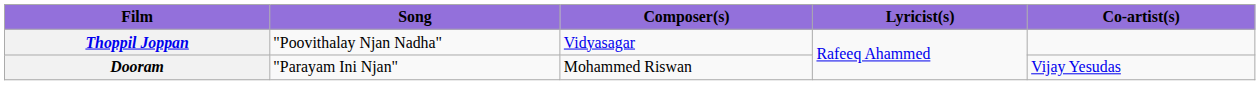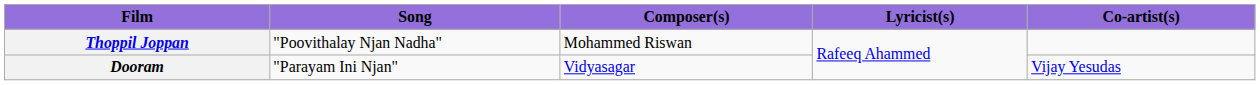(599, 42) Vidyasagar -> (628, 42) Mohammed Riswan
(628, 67) Mohammed Riswan -> (599, 67) Vidyasagar
